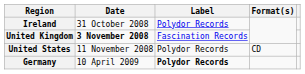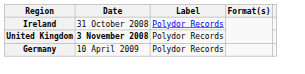(202, 37) Fascination Records -> (188, 37) Polydor Records
- row: (40, 50)
(193, 62) bold -> (188, 50) normal
